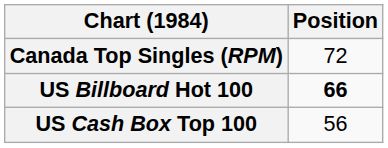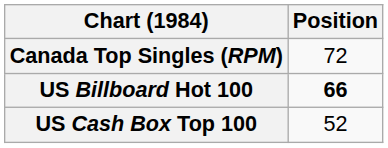(335, 124) 56 -> (335, 124) 52
